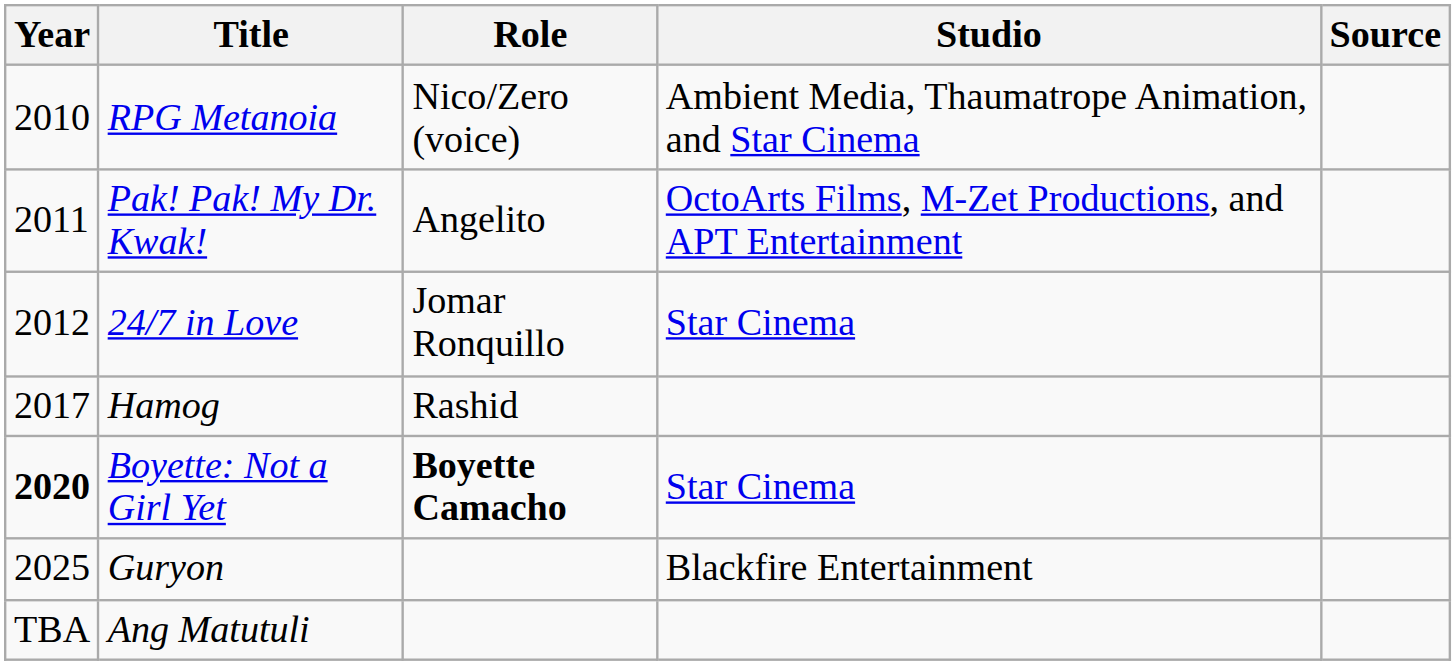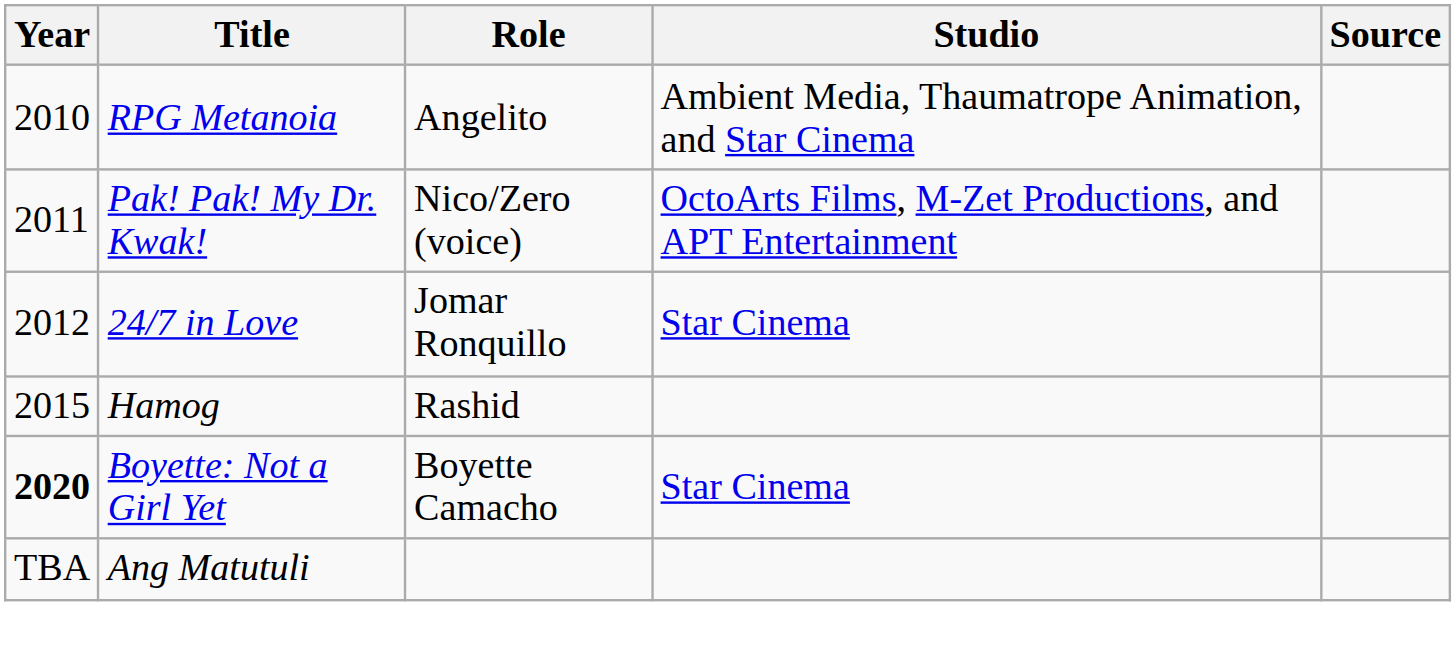(491, 116) Nico/Zero (voice) -> (481, 116) Angelito
(479, 219) Angelito -> (492, 219) Nico/Zero (voice)
(52, 404) 2017 -> (52, 404) 2015
(490, 486) bold -> (486, 486) normal
- row: (166, 568)
